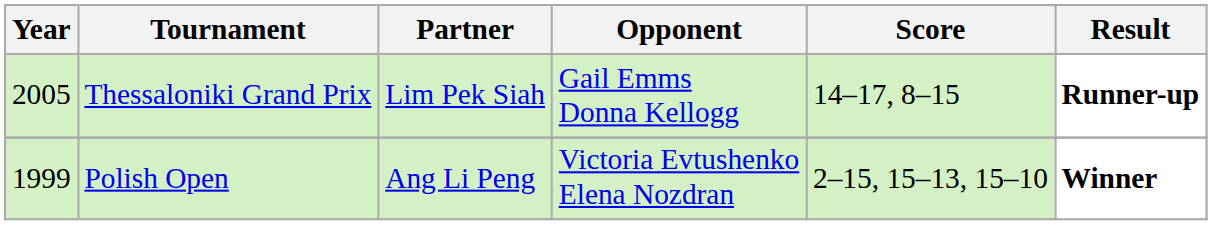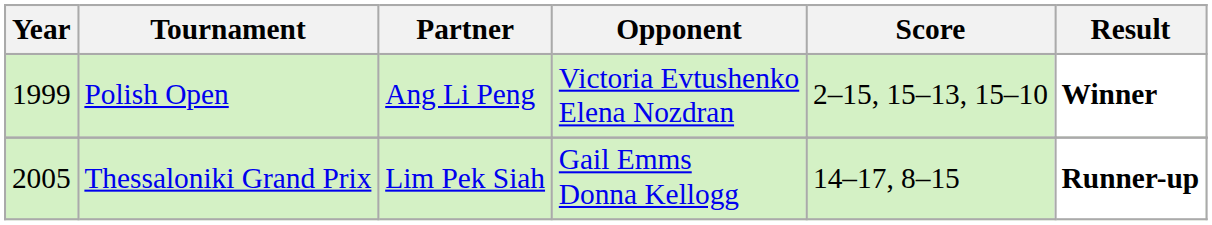rows swapped: (228, 94) <-> (157, 178)
